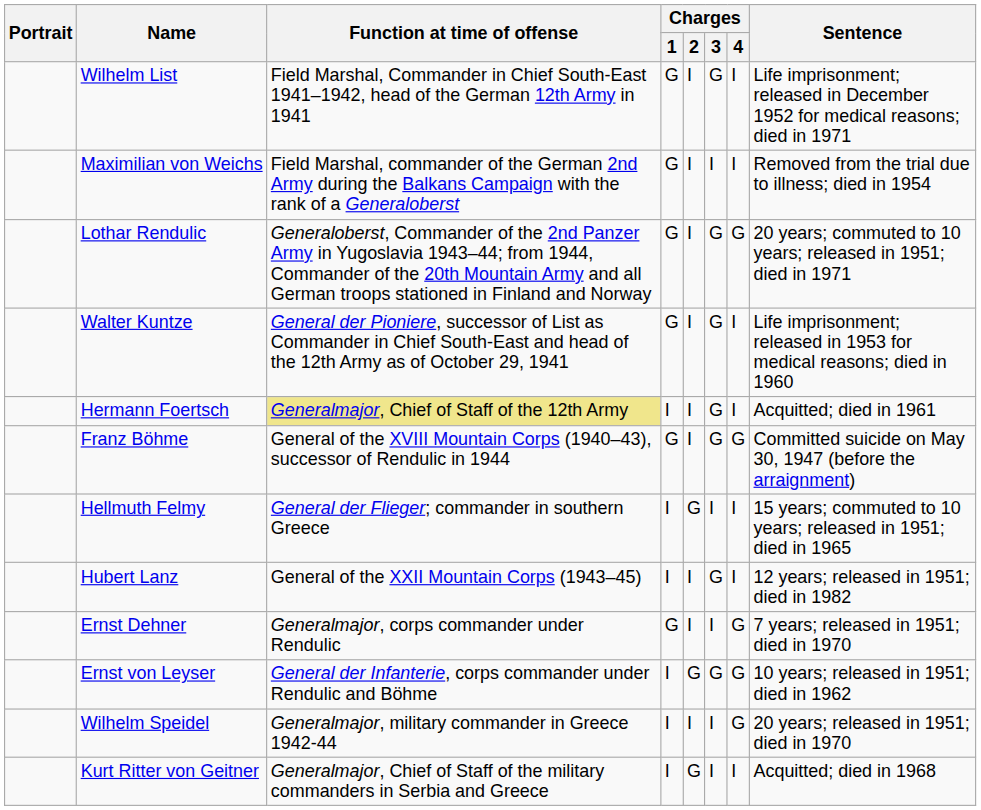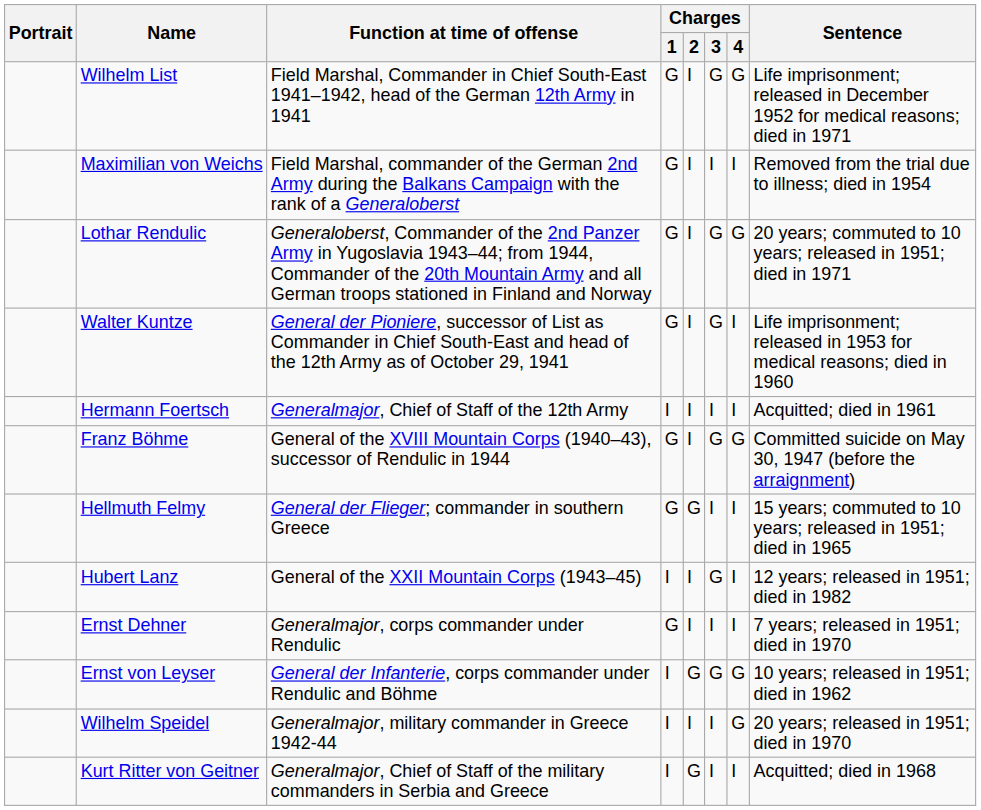(734, 75) I -> (738, 75) G
(449, 410) khaki background -> (449, 410) no background
(716, 410) G -> (712, 410) I
(667, 508) I -> (672, 508) G
(738, 625) G -> (734, 625) I
